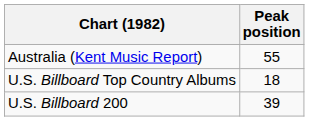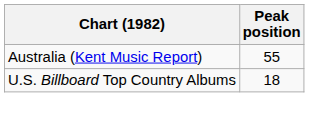- row: (68, 103)
